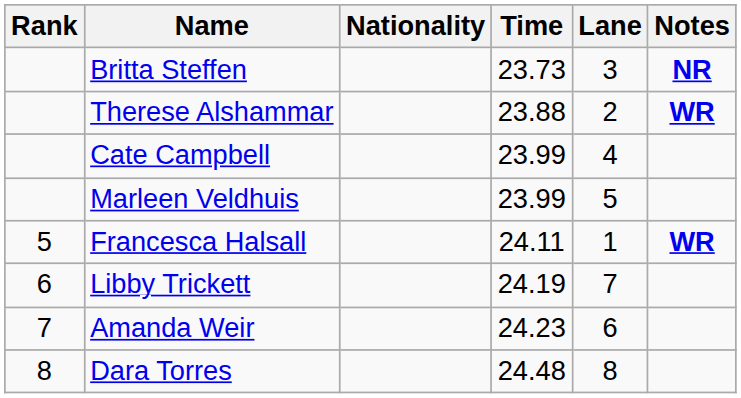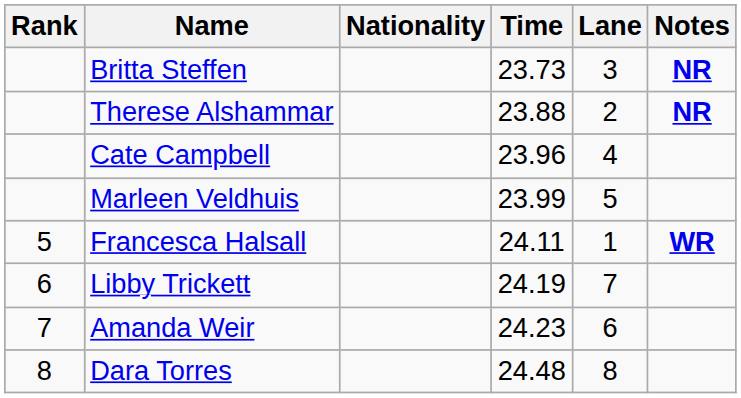(692, 112) WR -> (692, 112) NR
(532, 155) 23.99 -> (532, 155) 23.96
